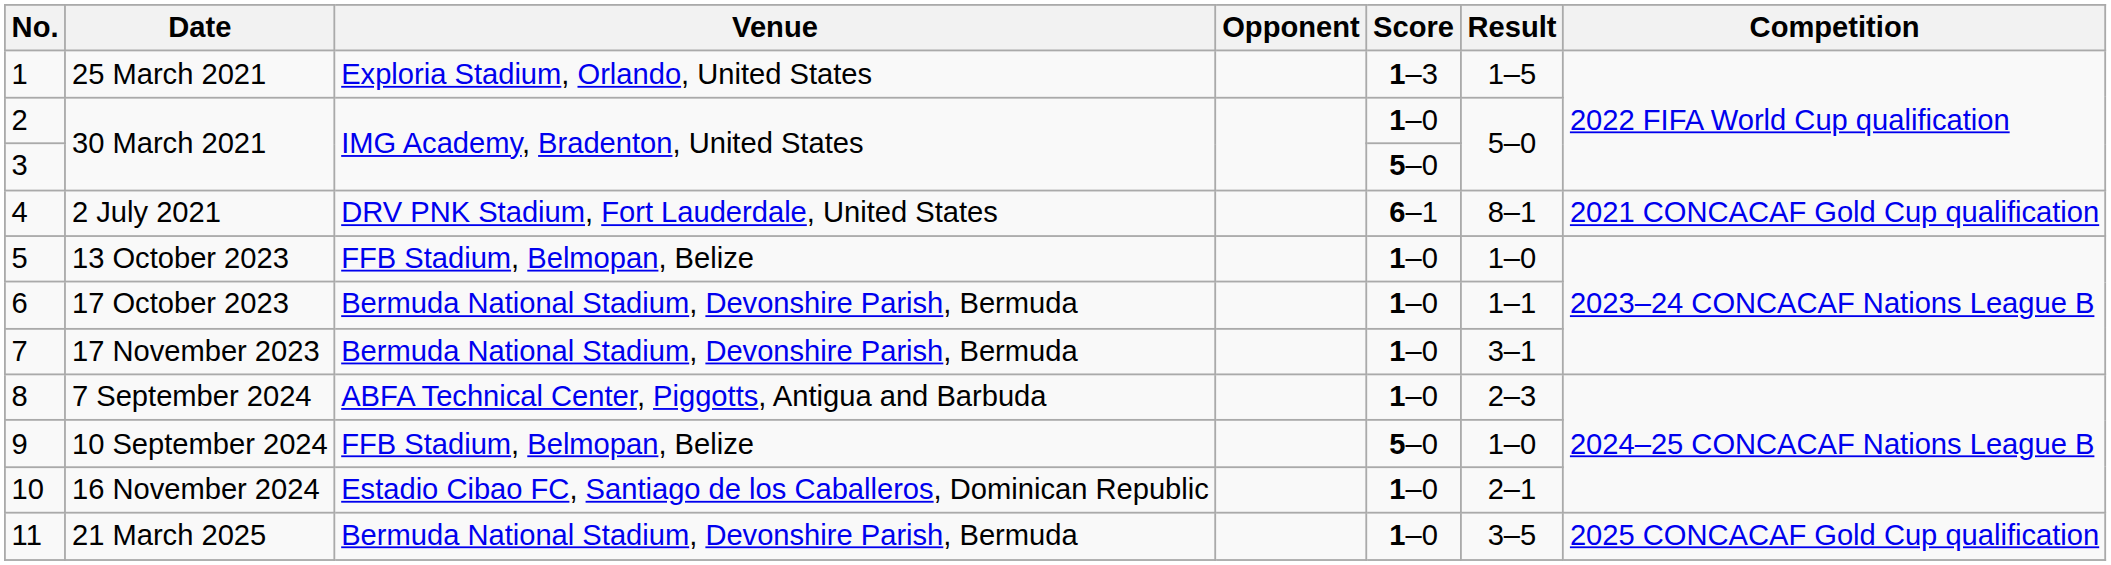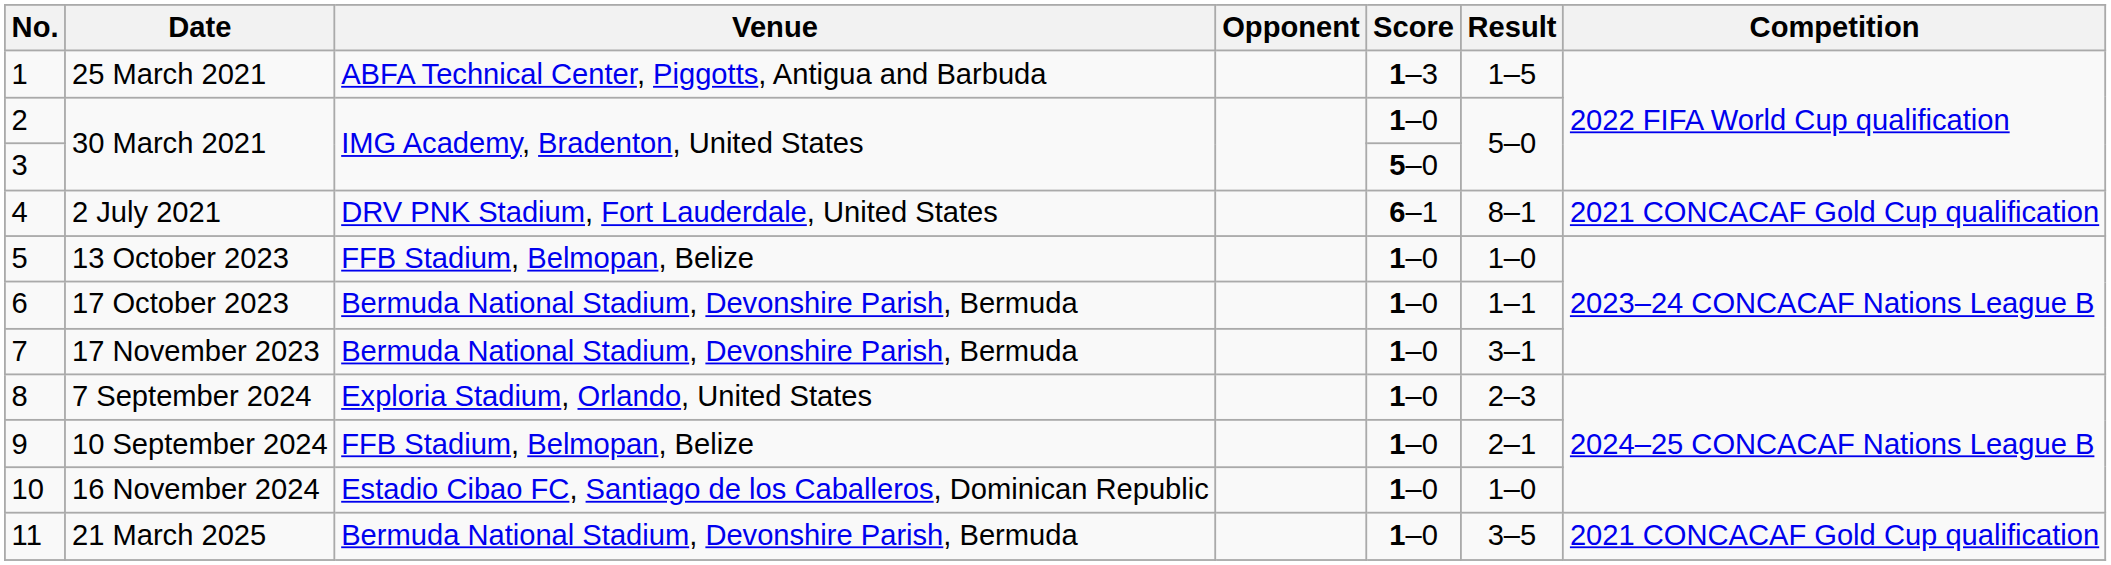(607, 73) Exploria Stadium, Orlando, United States -> (694, 73) ABFA Technical Center, Piggotts, Antigua and Barbuda
(694, 397) ABFA Technical Center, Piggotts, Antigua and Barbuda -> (607, 397) Exploria Stadium, Orlando, United States
(1414, 443) 5–0 -> (1414, 443) 1–0
(1512, 443) 1–0 -> (1512, 443) 2–1
(1512, 489) 2–1 -> (1512, 489) 1–0
(1835, 535) 2025 CONCACAF Gold Cup qualification -> (1835, 535) 2021 CONCACAF Gold Cup qualification
